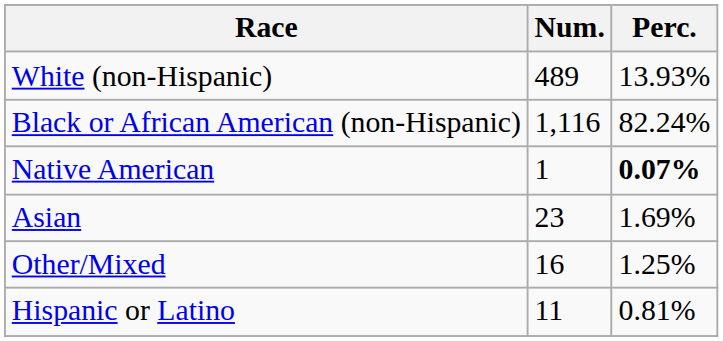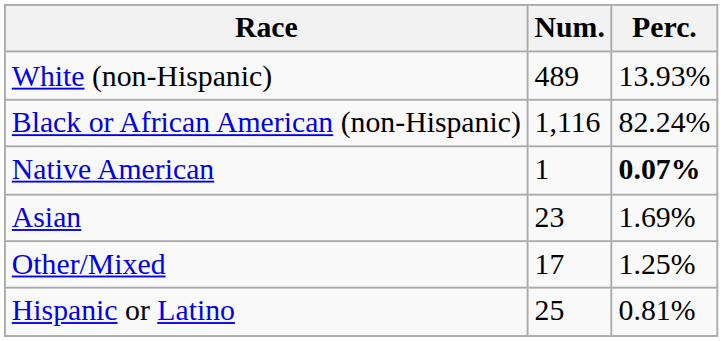(549, 264) 16 -> (549, 264) 17
(549, 311) 11 -> (549, 311) 25
